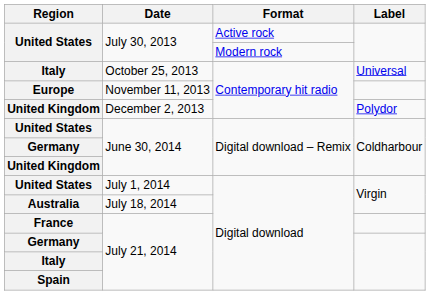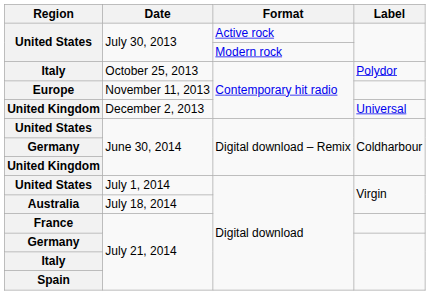(381, 71) Universal -> (377, 71) Polydor
(377, 109) Polydor -> (381, 109) Universal
